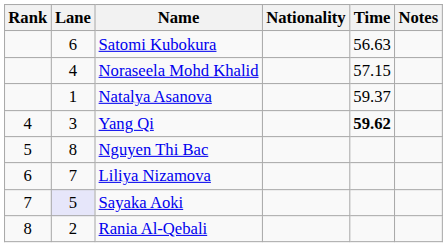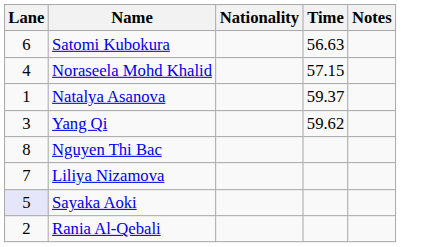- column: (28, 17)
(372, 123) bold -> (326, 123) normal
